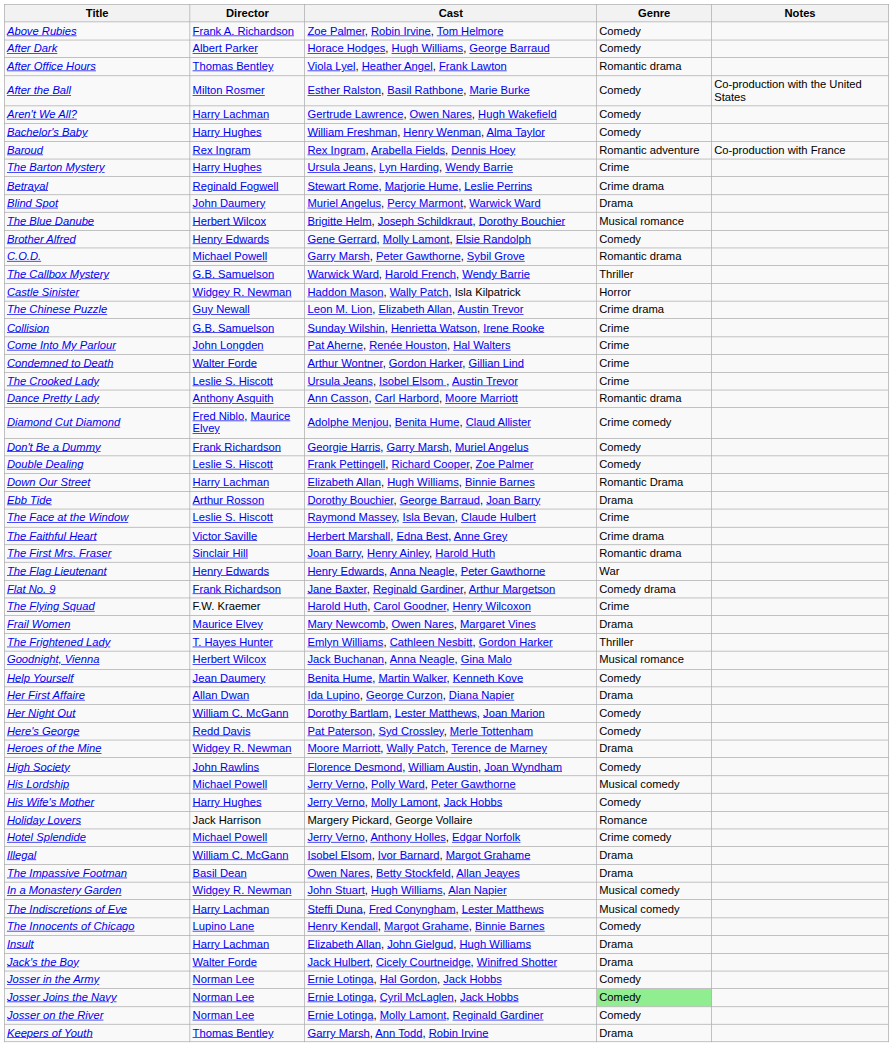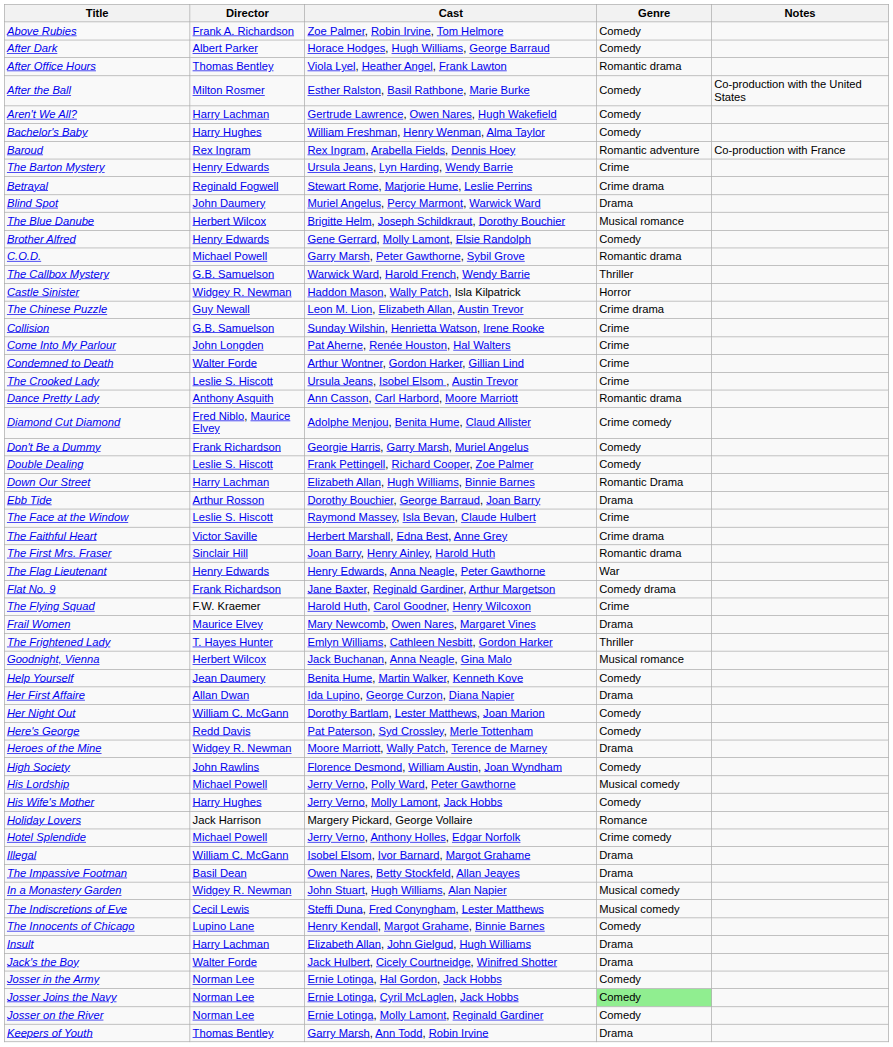(227, 168) Harry Hughes -> (231, 168) Henry Edwards
(231, 908) Harry Lachman -> (221, 908) Cecil Lewis
